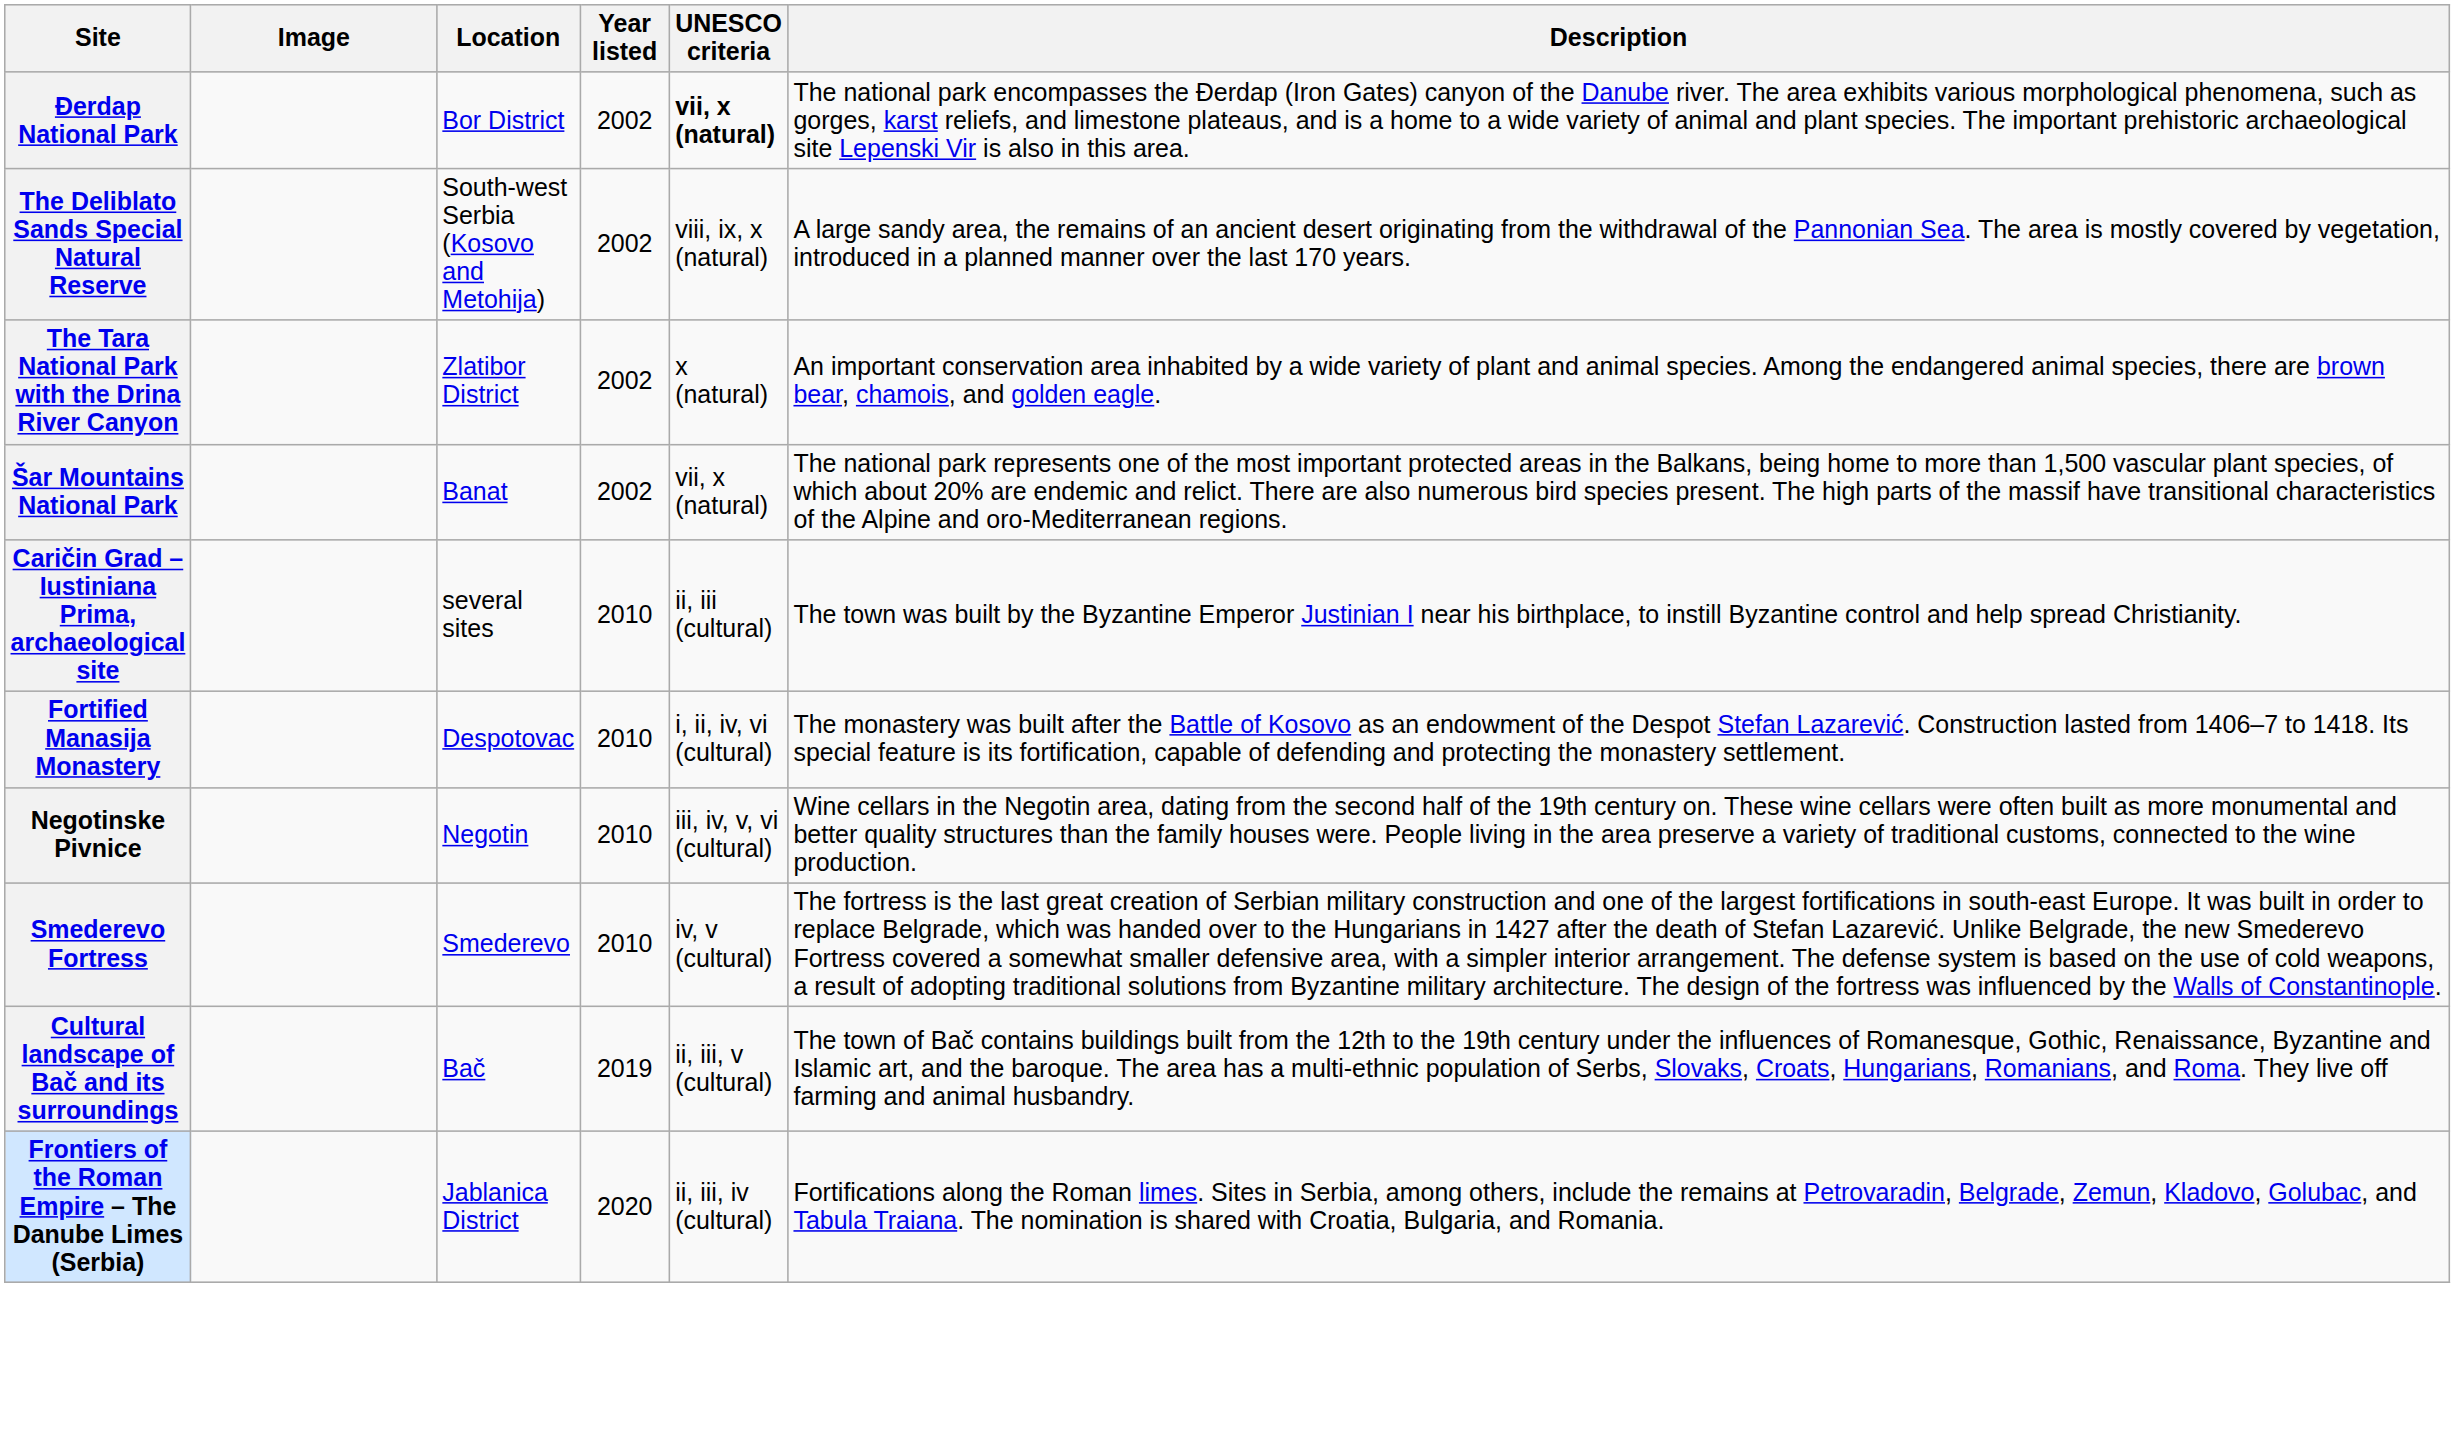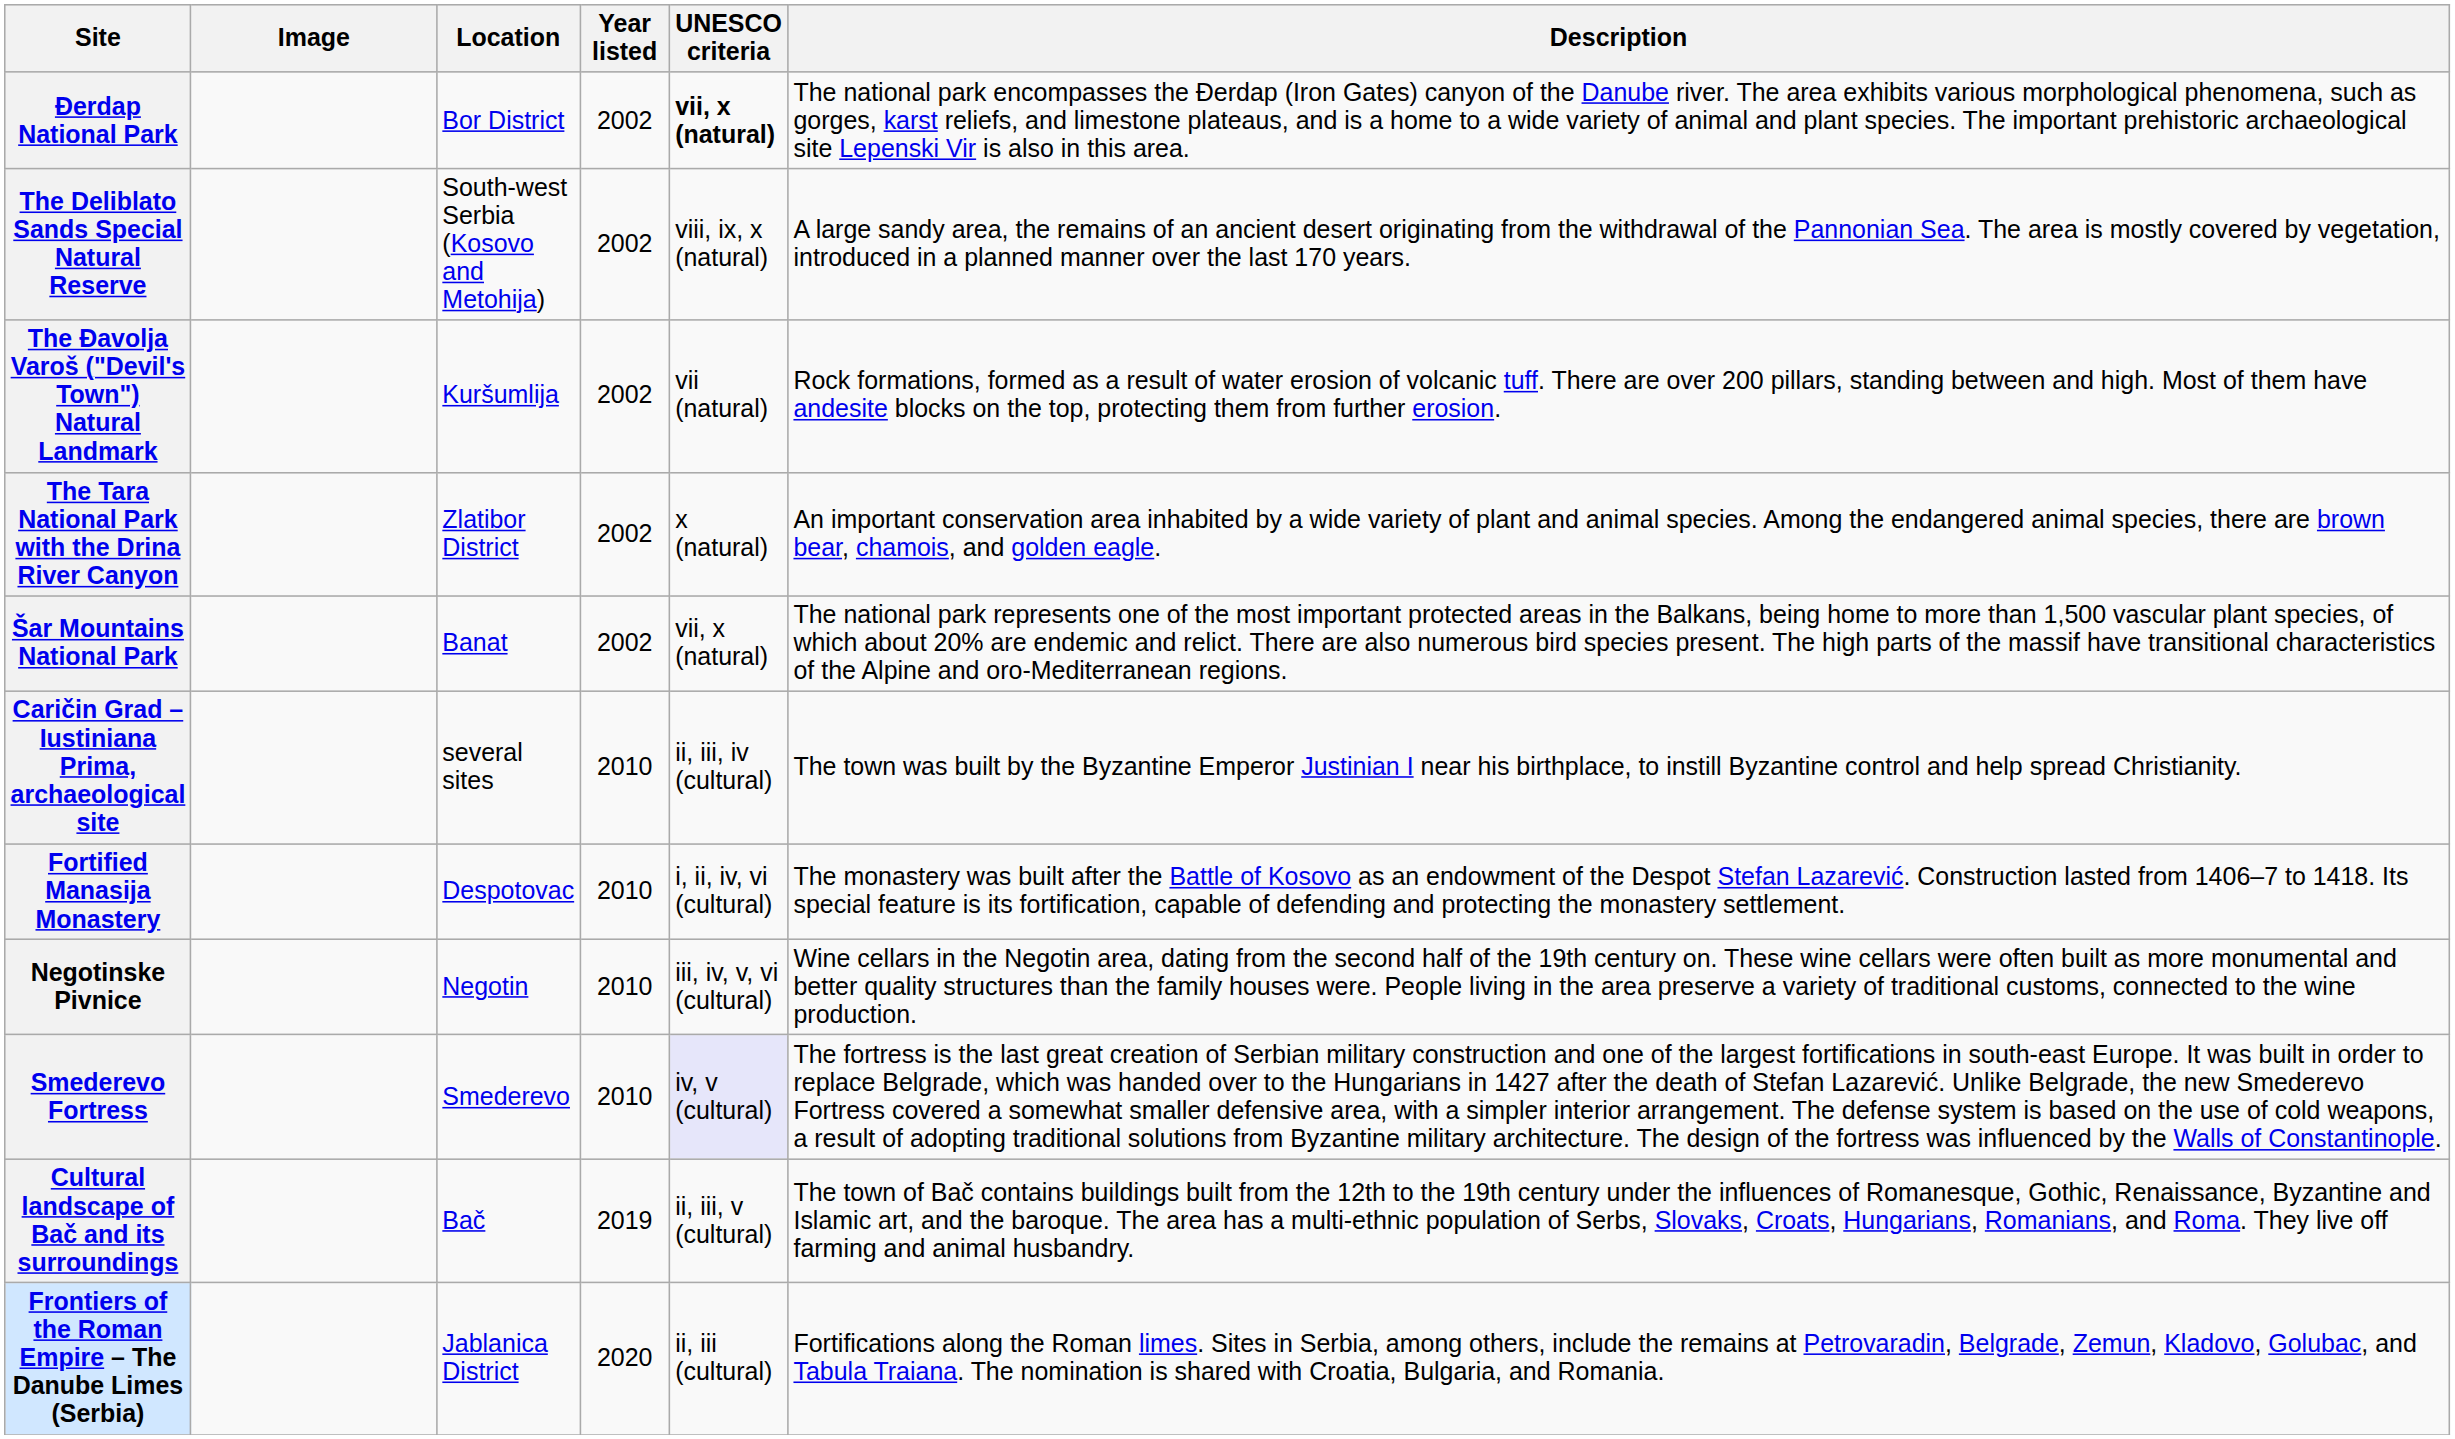+ row: (98, 395)
(724, 615) ii, iii (cultural) -> (724, 767) ii, iii, iv (cultural)
(724, 944) no background -> (724, 1096) lavender background
(724, 1206) ii, iii, iv (cultural) -> (724, 1358) ii, iii (cultural)
